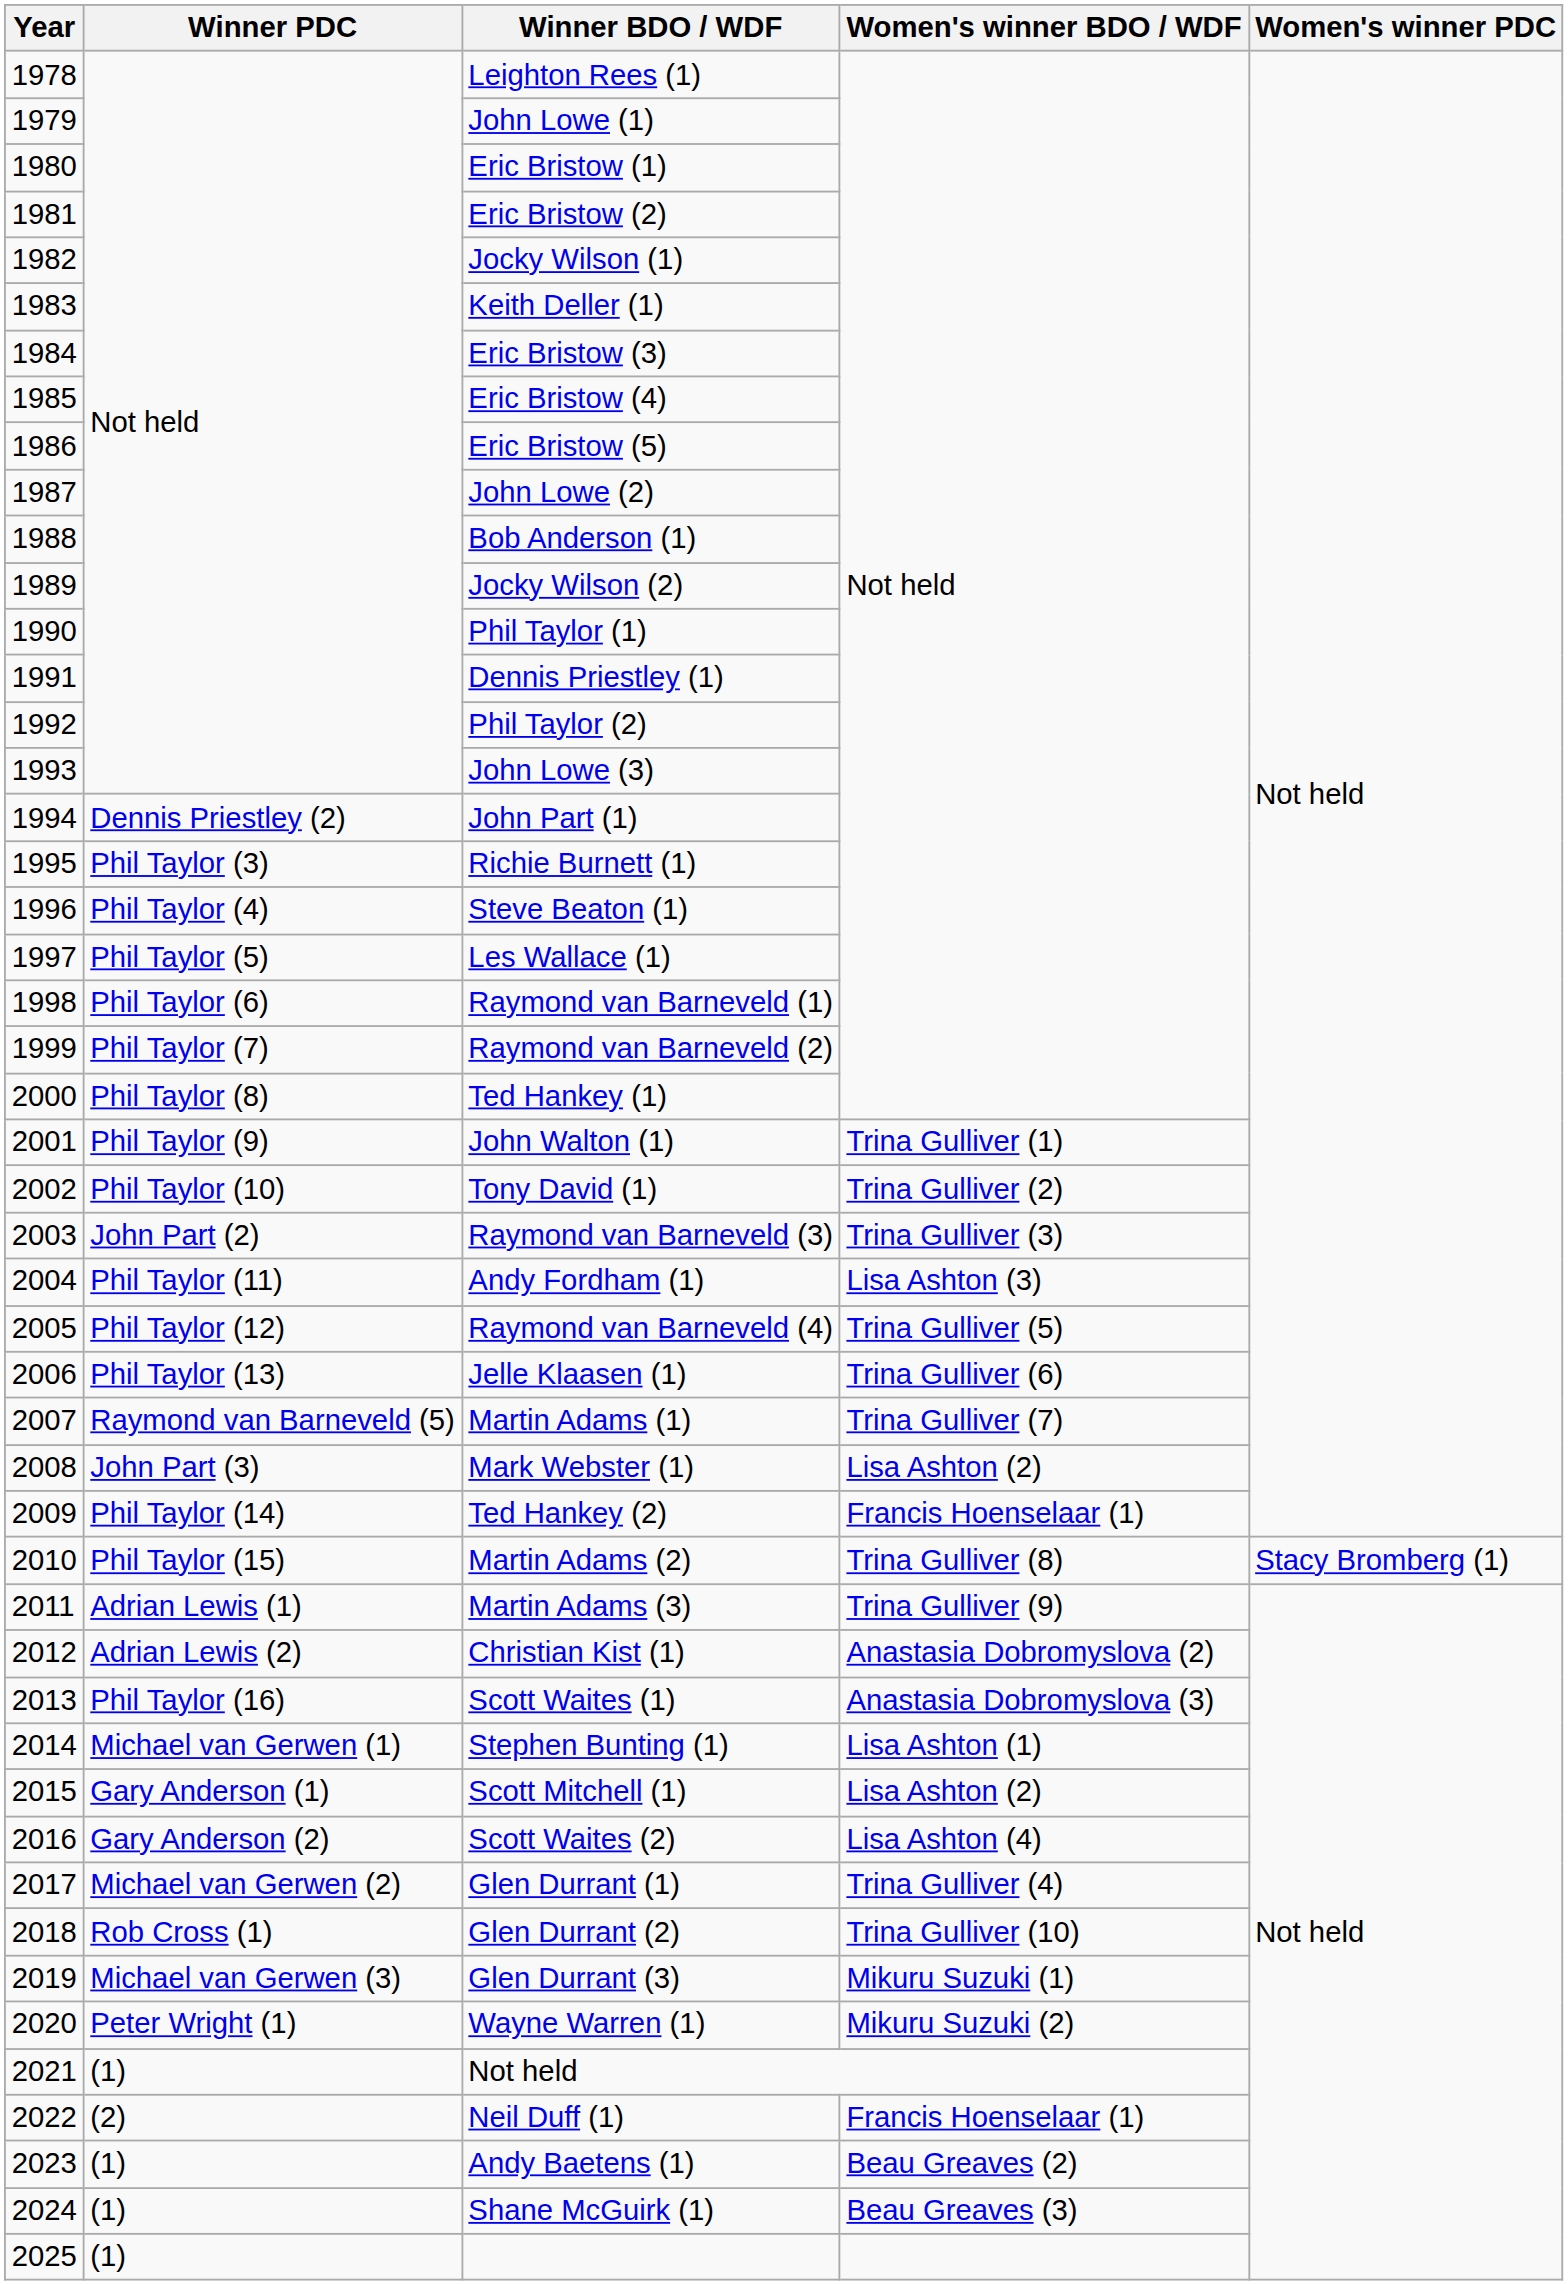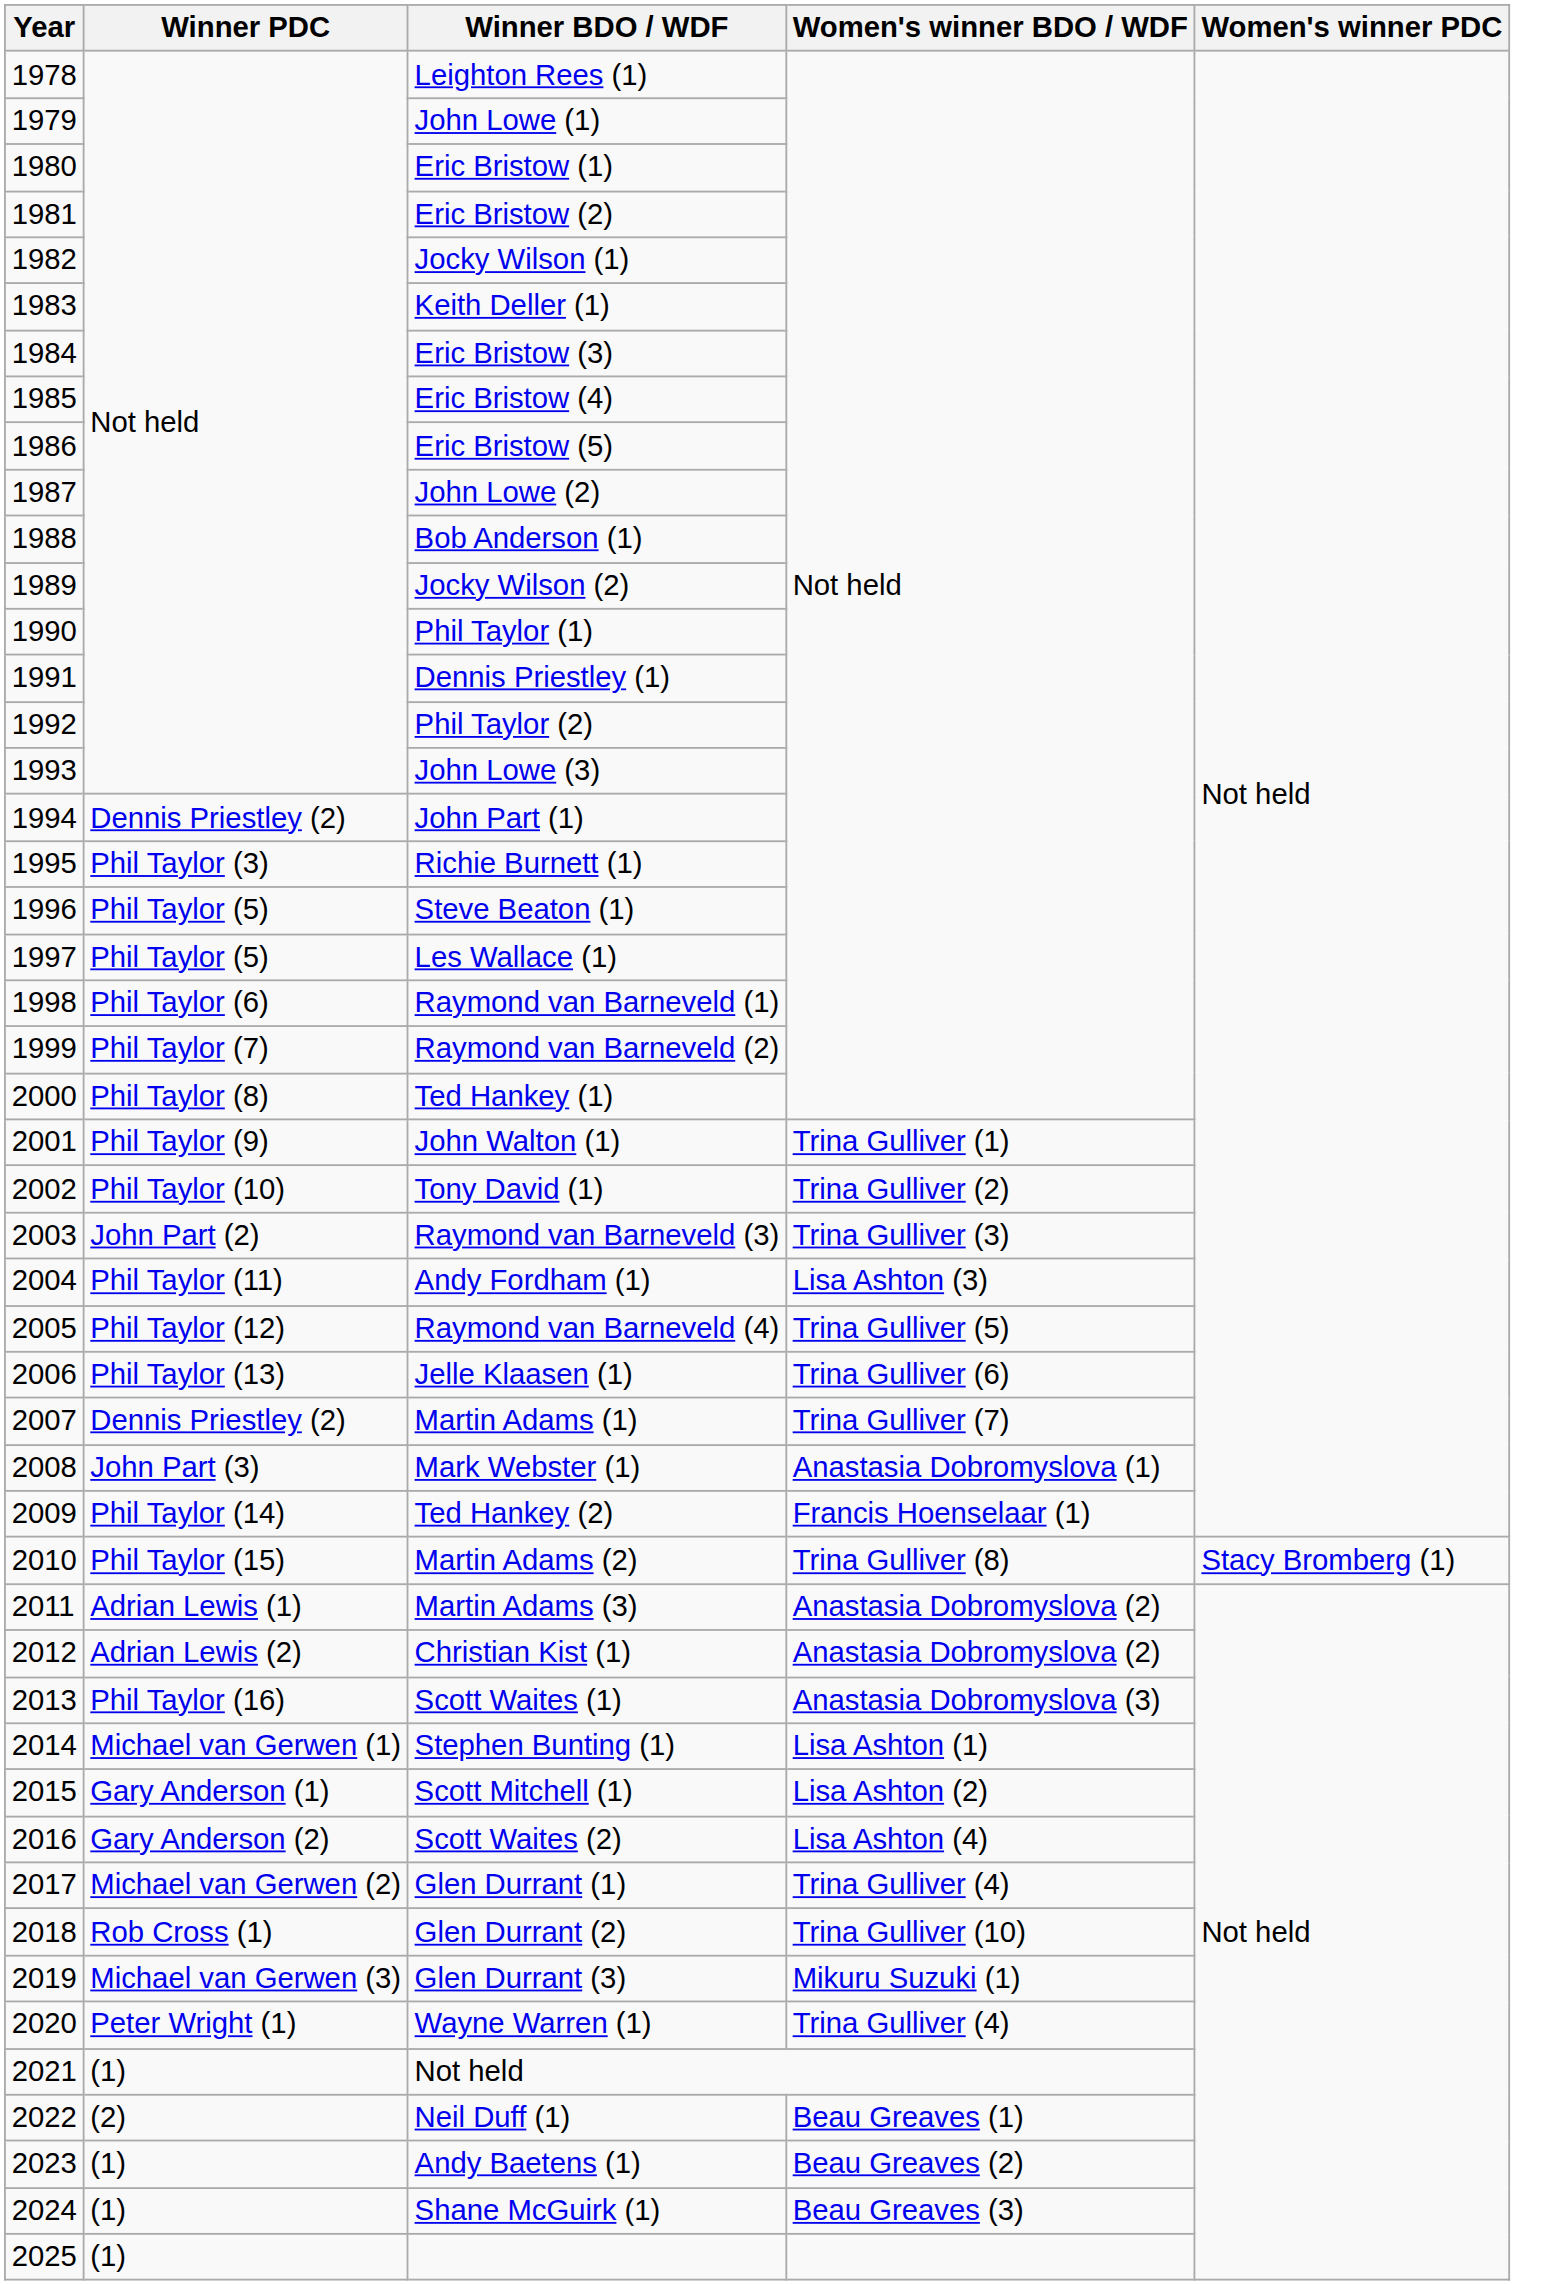(180, 910) Phil Taylor (4) -> (180, 910) Phil Taylor (5)
(273, 1420) Raymond van Barneveld (5) -> (218, 1420) Dennis Priestley (2)
(944, 1467) Lisa Ashton (2) -> (977, 1467) Anastasia Dobromyslova (1)
(955, 1606) Trina Gulliver (9) -> (977, 1606) Anastasia Dobromyslova (2)
(960, 2024) Mikuru Suzuki (2) -> (901, 2024) Trina Gulliver (4)
(995, 2117) Francis Hoenselaar (1) -> (908, 2117) Beau Greaves (1)
